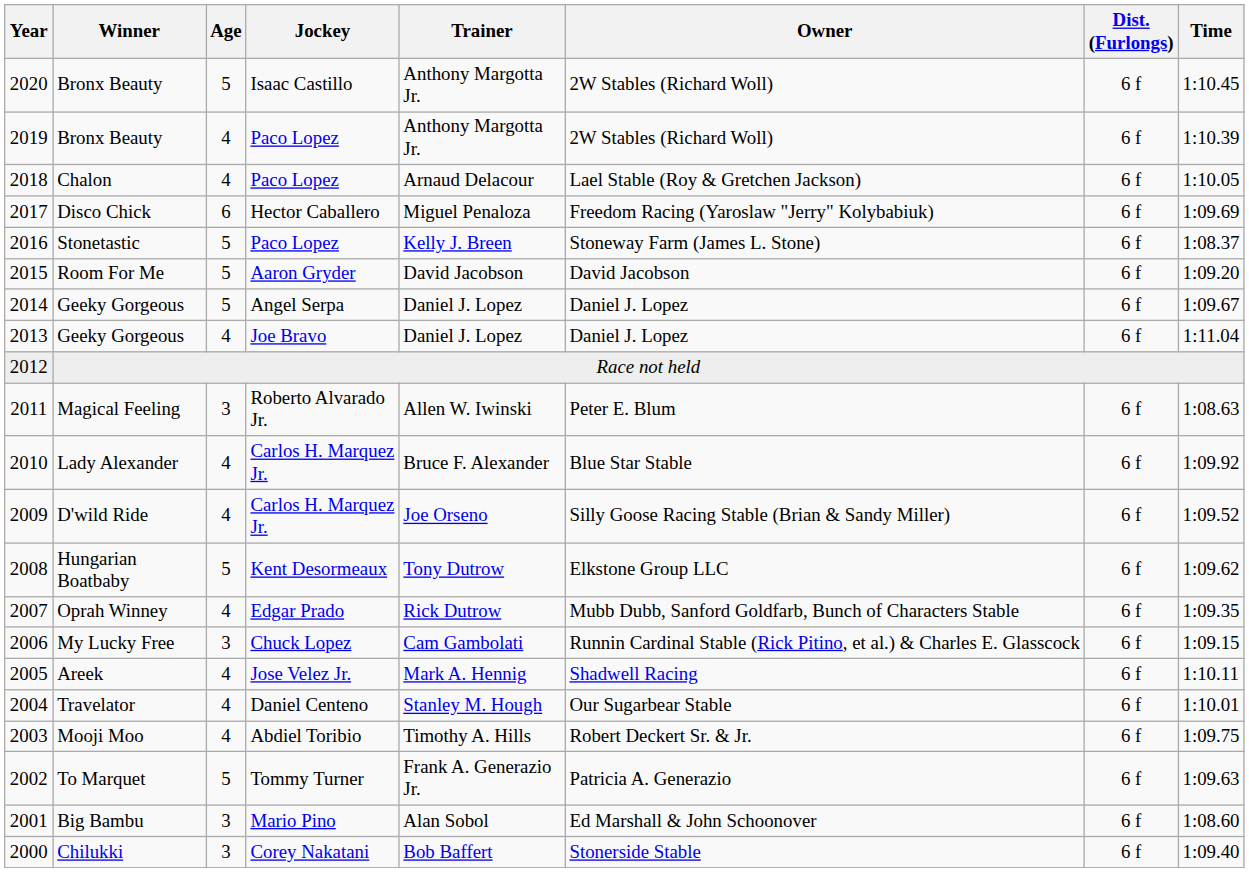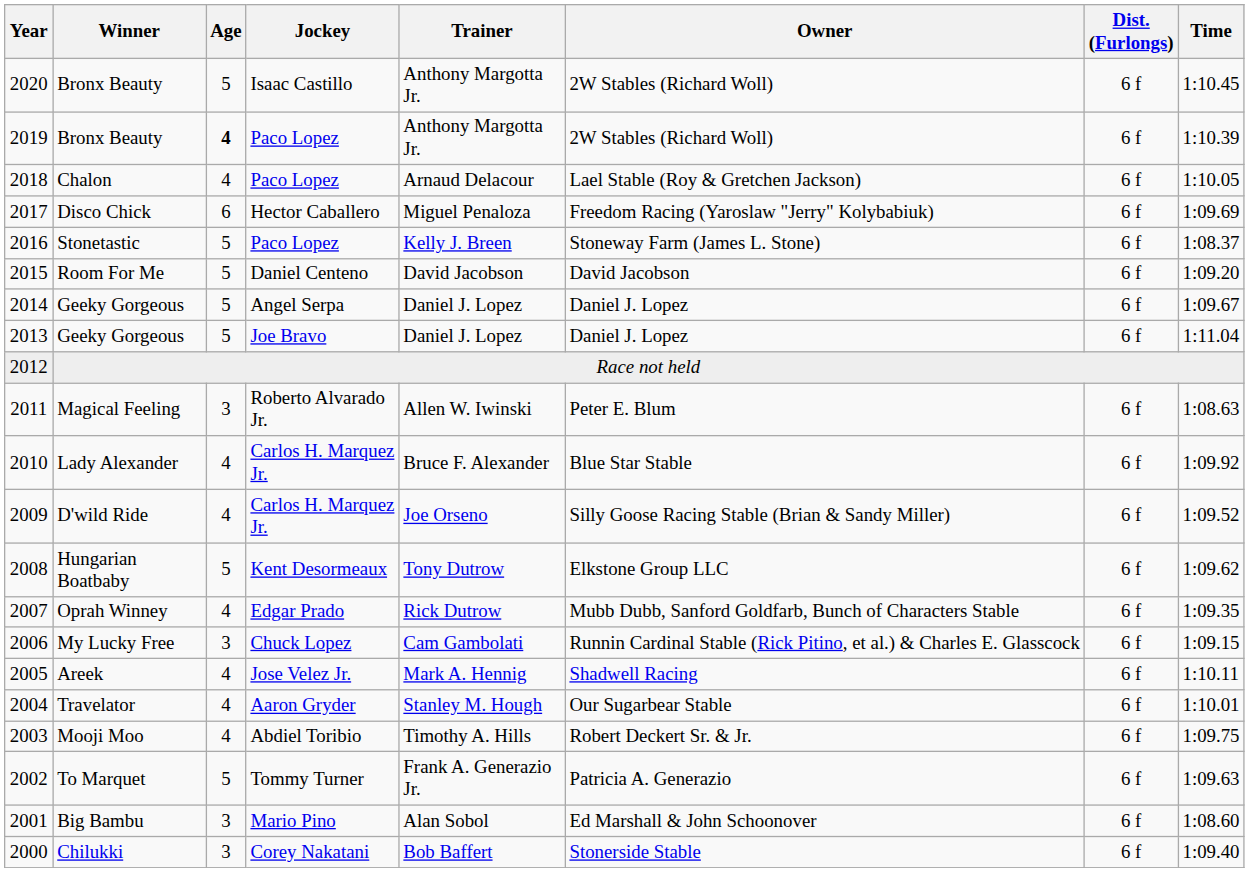(226, 138) normal -> (226, 138) bold
(303, 273) Aaron Gryder -> (309, 273) Daniel Centeno
(226, 336) 4 -> (226, 336) 5
(309, 705) Daniel Centeno -> (303, 705) Aaron Gryder
